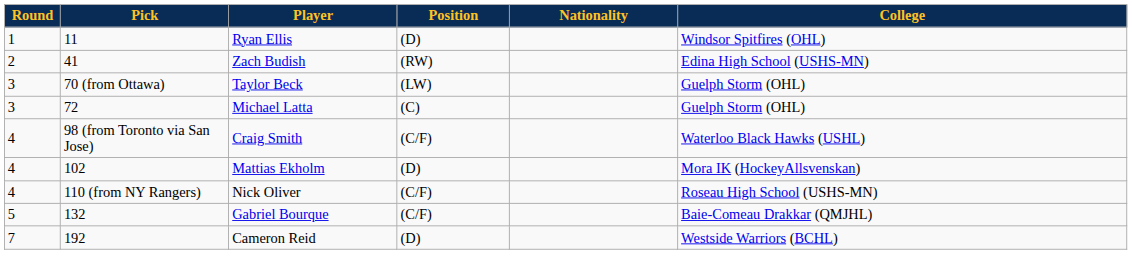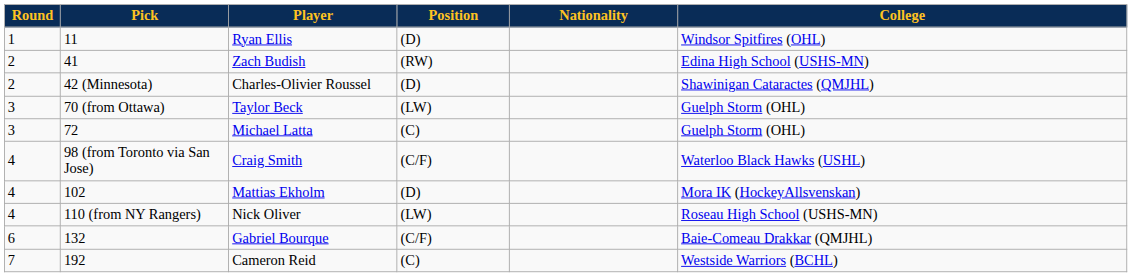+ row: (302, 84)
(416, 191) (C/F) -> (416, 214) (LW)
(11, 214) 5 -> (11, 237) 6
(411, 237) (D) -> (410, 260) (C)
